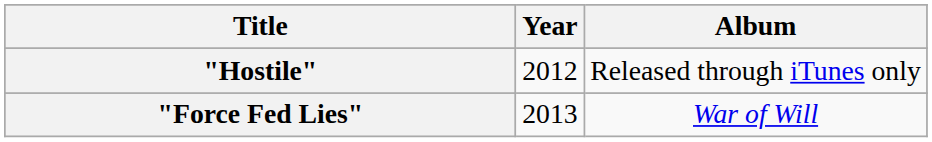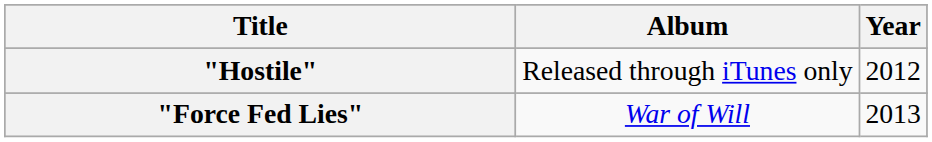columns swapped: (550, 26) <-> (756, 26)
